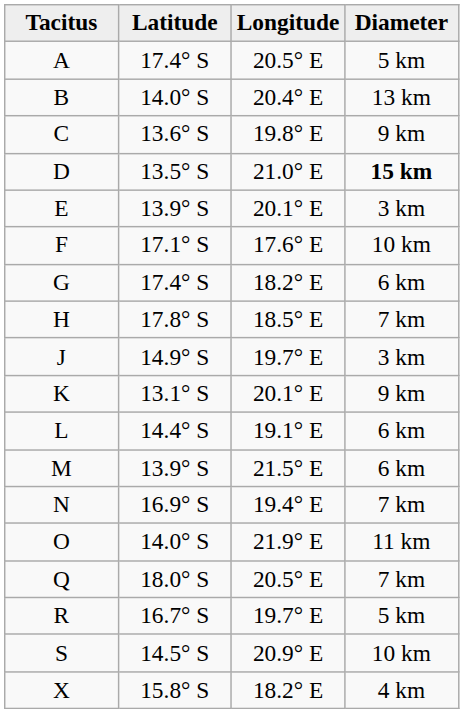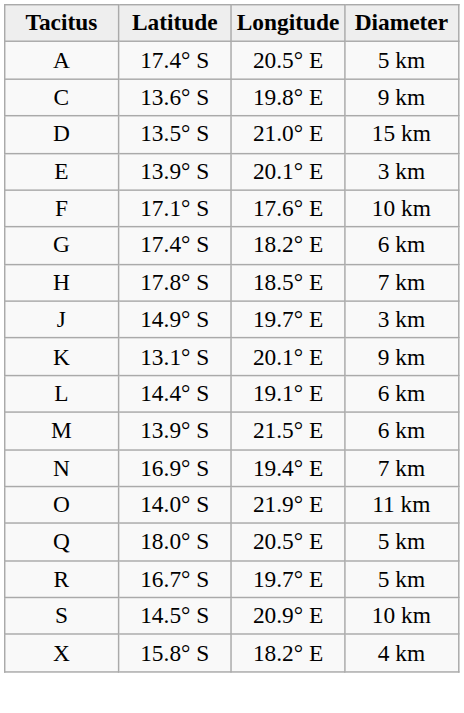- row: (61, 97)
(401, 171) bold -> (401, 134) normal
(401, 578) 7 km -> (401, 541) 5 km
